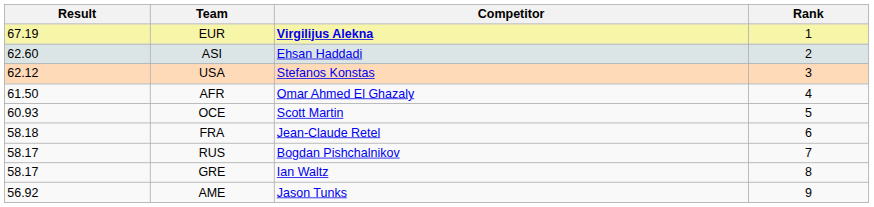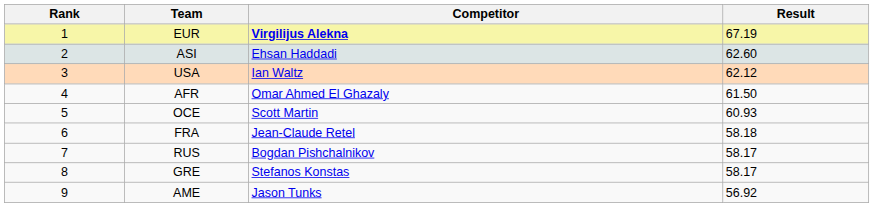columns swapped: (808, 14) <-> (77, 14)
(326, 73) Stefanos Konstas -> (277, 73) Ian Waltz
(303, 172) Ian Waltz -> (300, 172) Stefanos Konstas
